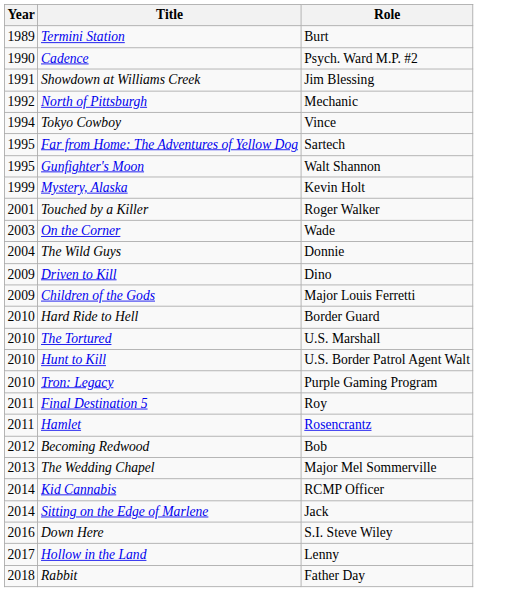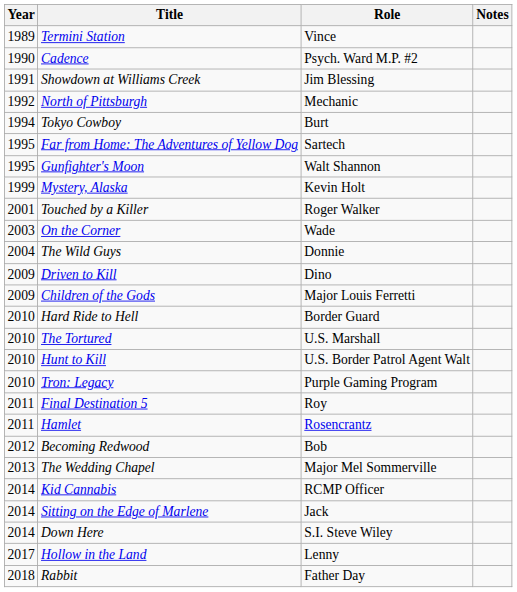+ column: (492, 15)
(316, 36) Burt -> (320, 36) Vince
(320, 123) Vince -> (316, 123) Burt
(21, 532) 2016 -> (21, 532) 2014
